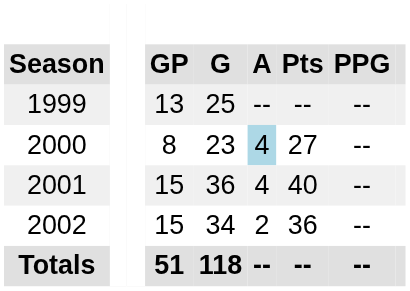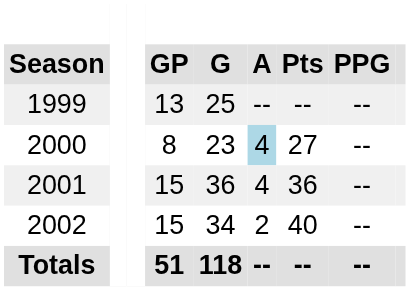(303, 185) 40 -> (303, 185) 36
(303, 225) 36 -> (303, 225) 40
